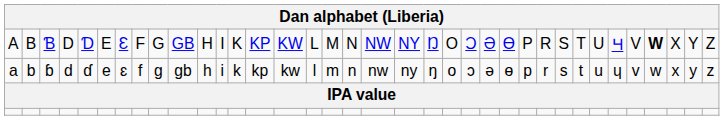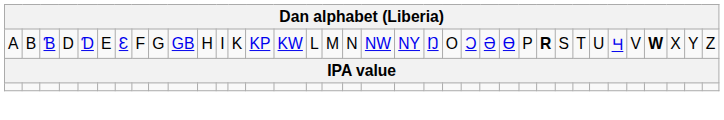(546, 43) normal -> (546, 43) bold
- row: (13, 70)
